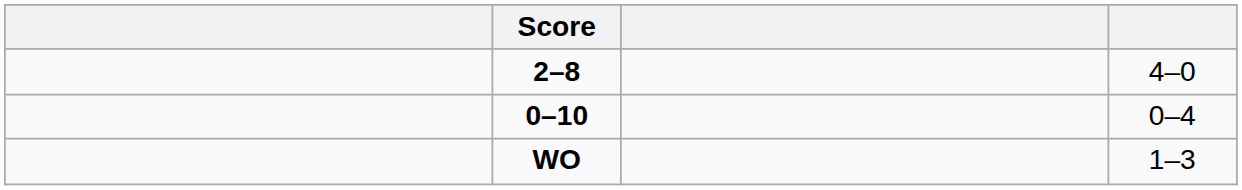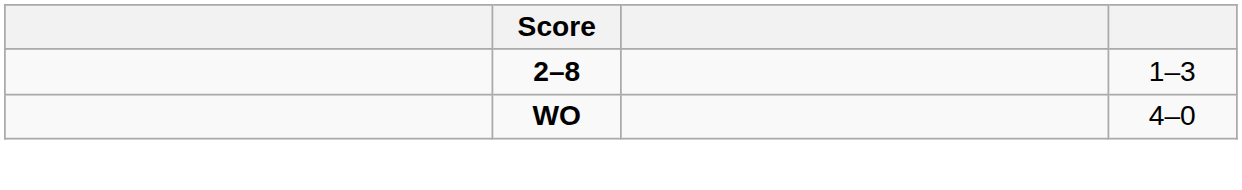(1172, 71) 4–0 -> (1172, 71) 1–3
- row: (557, 116)
(1172, 160) 1–3 -> (1172, 116) 4–0
